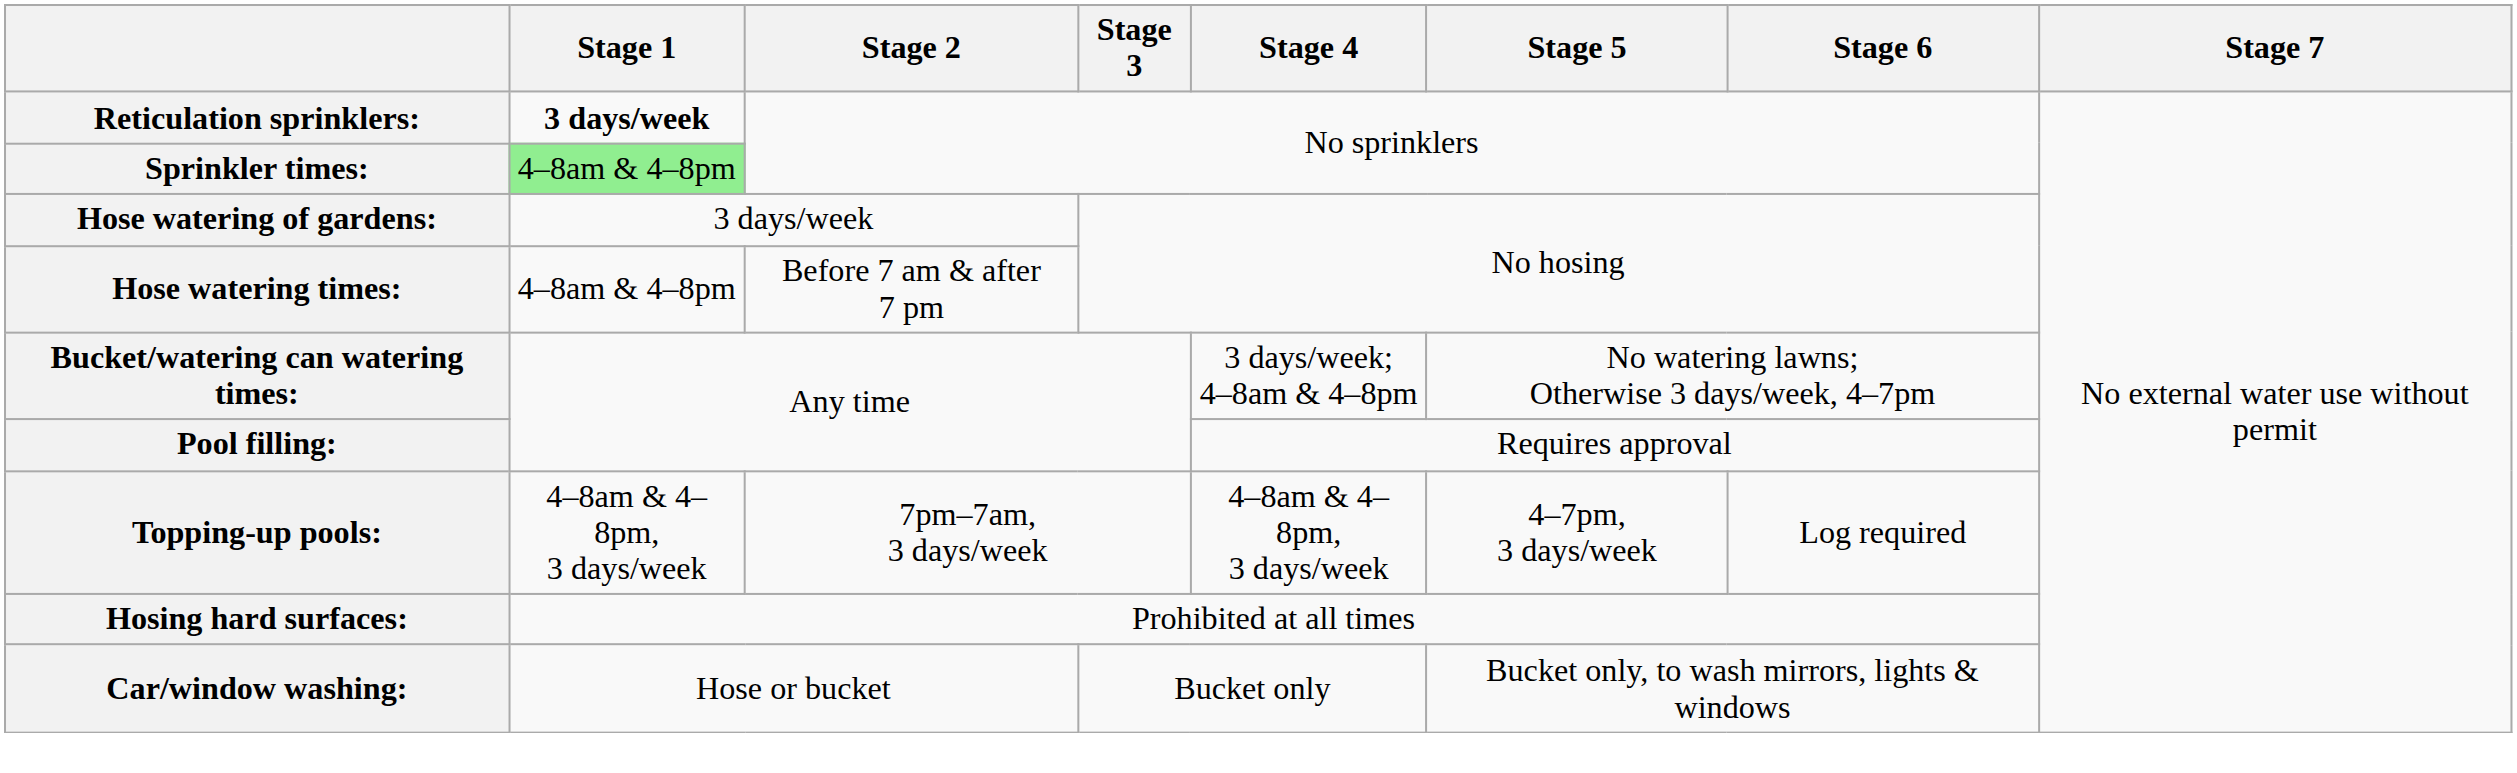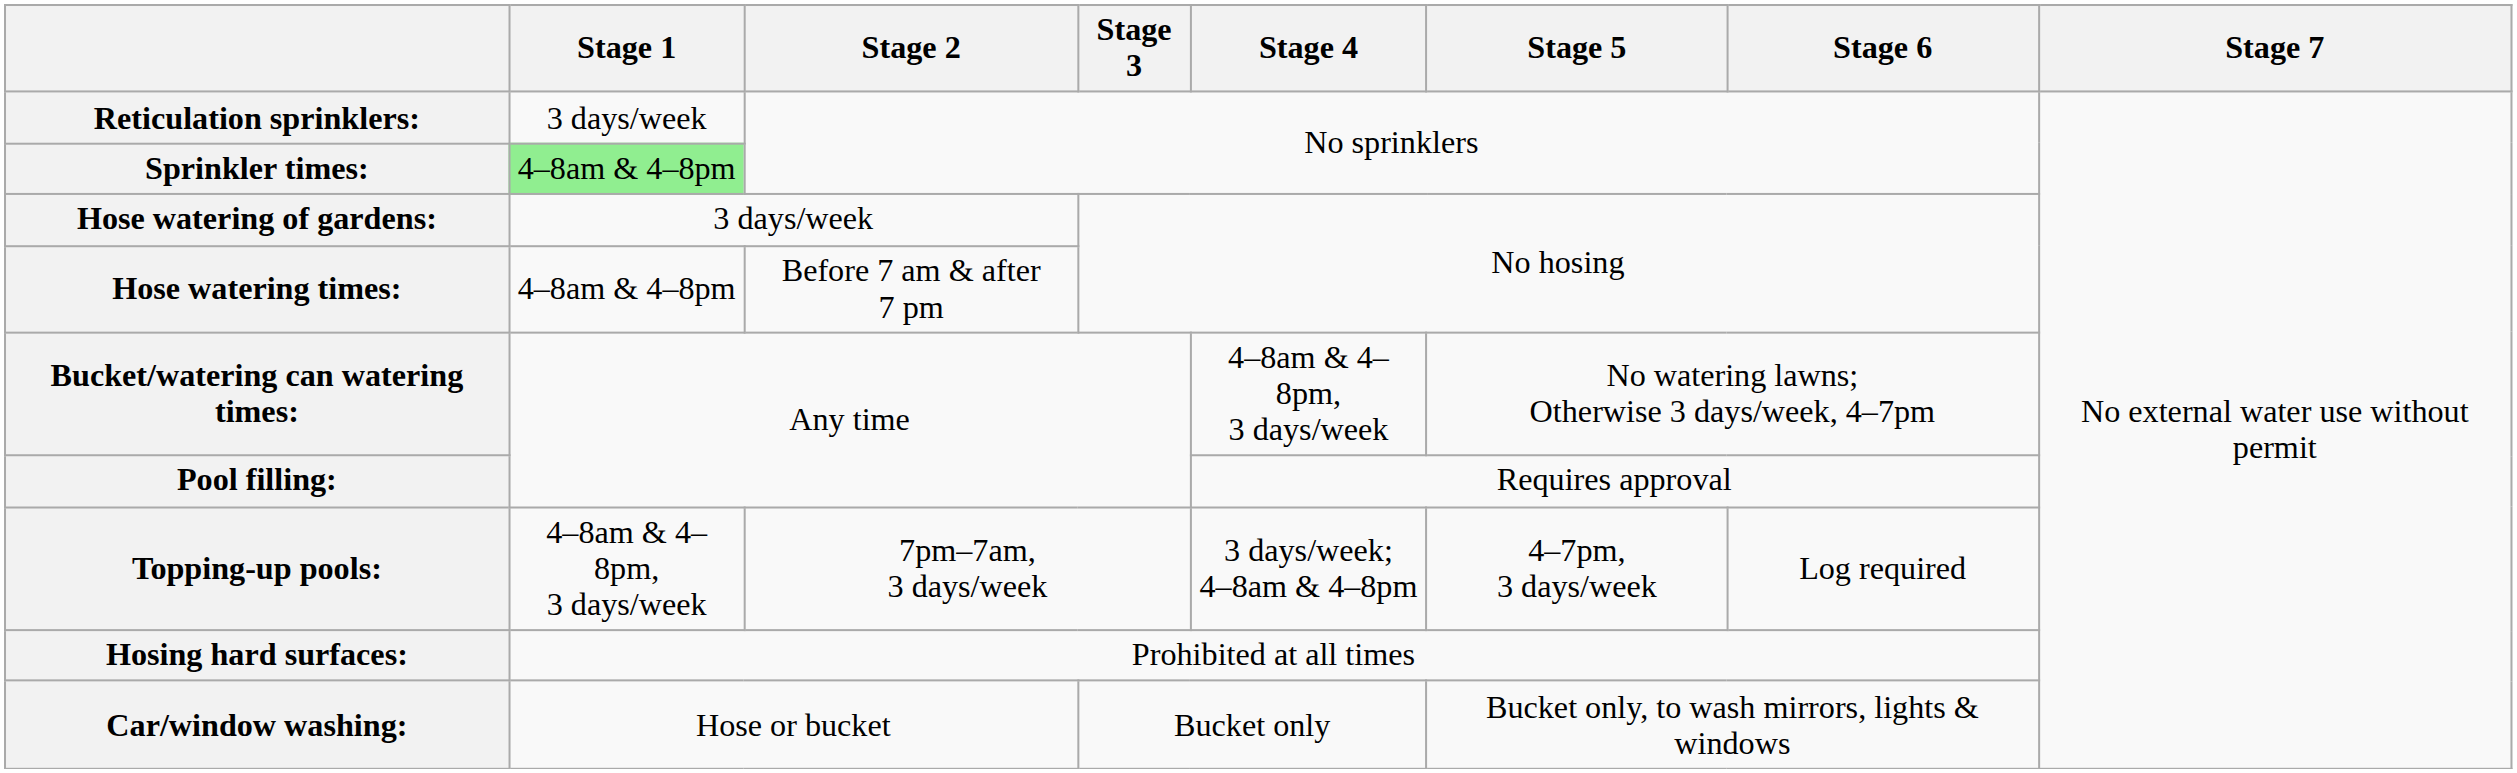(627, 117) bold -> (627, 117) normal
(1309, 375) 3 days/week; 4–8am & 4–8pm -> (1308, 393) 4–8am & 4–8pm, 3 days/week
(1309, 531) 4–8am & 4–8pm, 3 days/week -> (1308, 567) 3 days/week; 4–8am & 4–8pm
